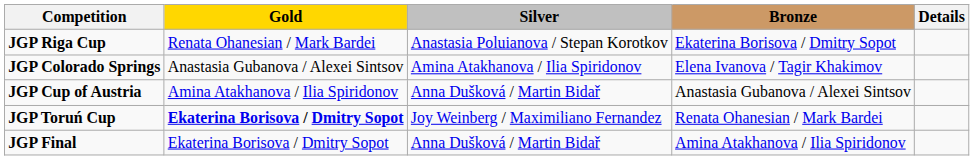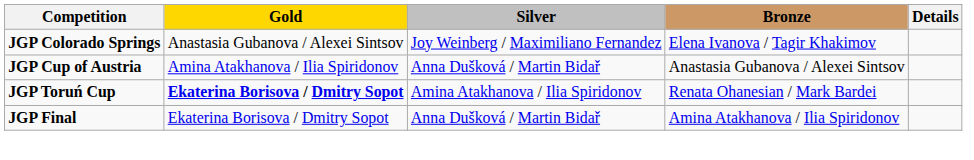- row: (57, 42)
(526, 67) Amina Atakhanova / Ilia Spiridonov -> (536, 42) Joy Weinberg / Maximiliano Fernandez
(536, 117) Joy Weinberg / Maximiliano Fernandez -> (526, 92) Amina Atakhanova / Ilia Spiridonov
